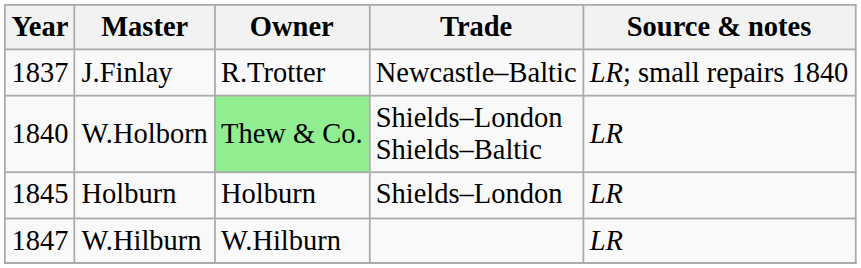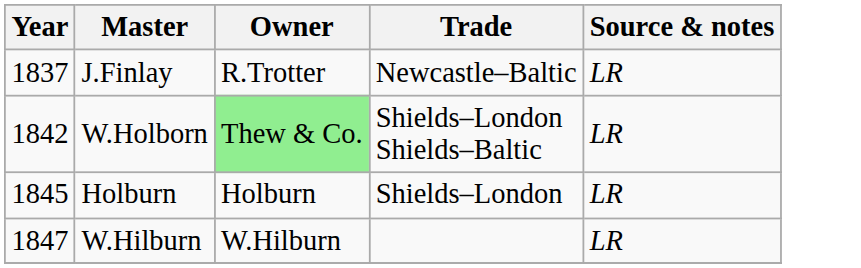(719, 72) LR; small repairs 1840 -> (606, 72) LR
(40, 133) 1840 -> (40, 133) 1842
